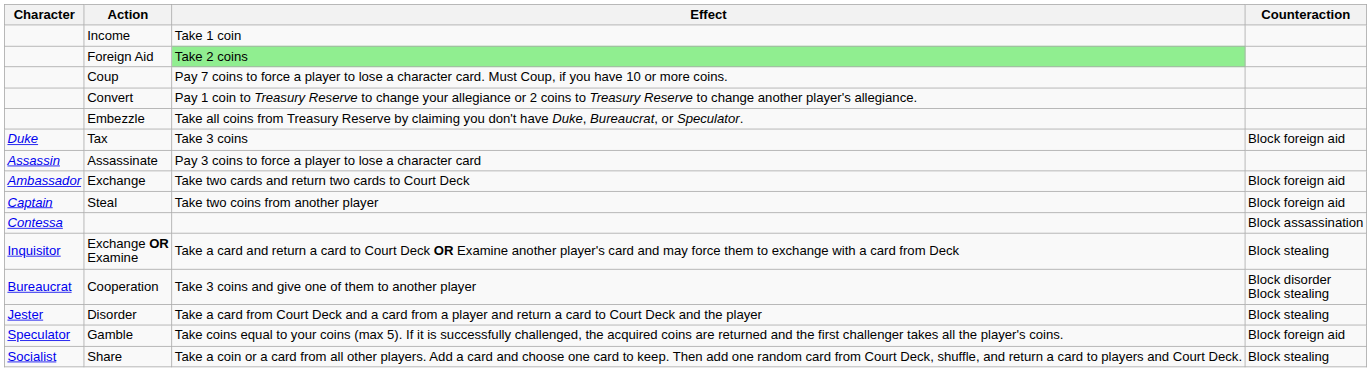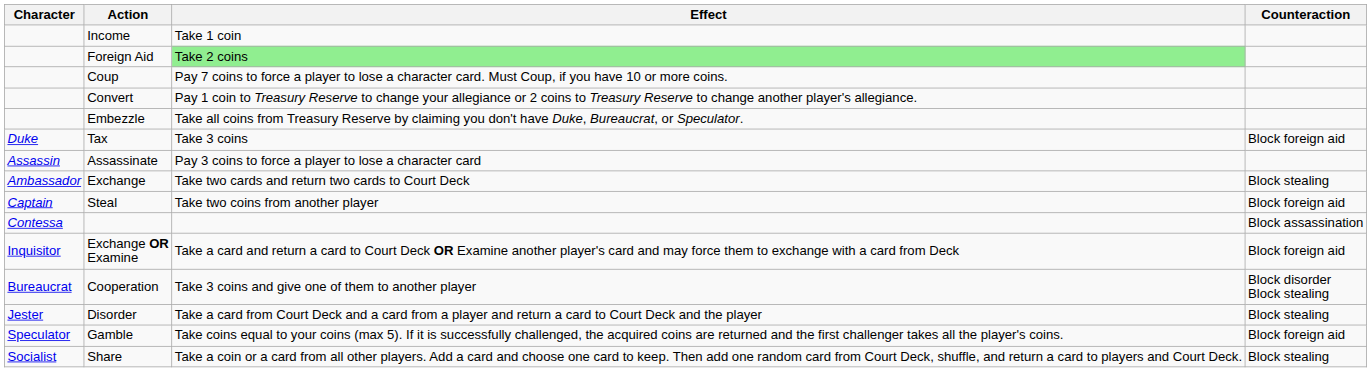(1297, 181) Block foreign aid -> (1289, 181) Block stealing
(1289, 251) Block stealing -> (1297, 251) Block foreign aid
